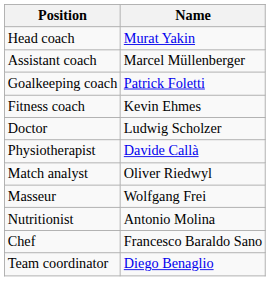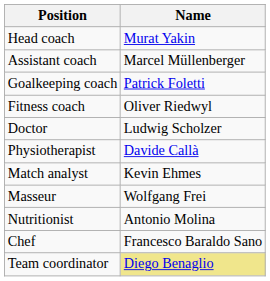(162, 106) Kevin Ehmes -> (168, 106) Oliver Riedwyl
(168, 173) Oliver Riedwyl -> (162, 173) Kevin Ehmes
(169, 264) no background -> (169, 264) khaki background
